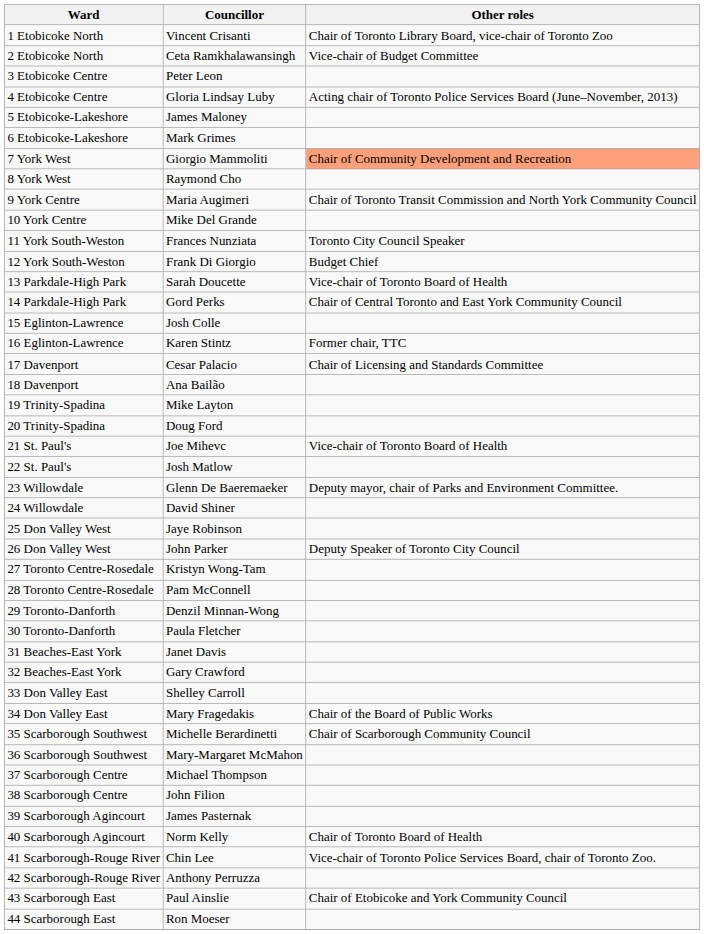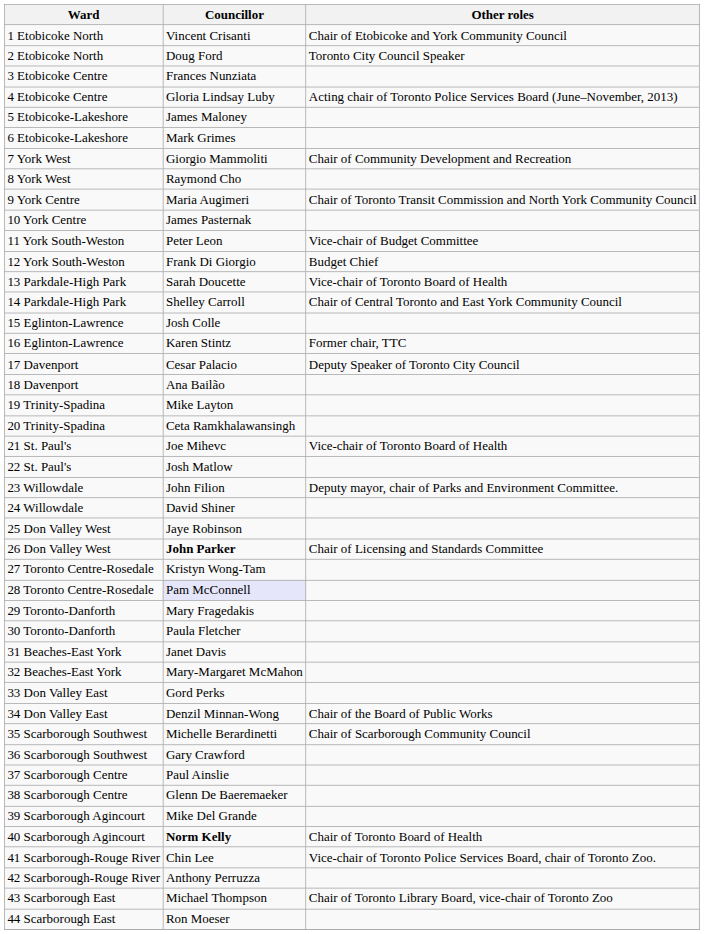(461, 35) Chair of Toronto Library Board, vice-chair of Toronto Zoo -> (438, 35) Chair of Etobicoke and York Community Council
(231, 55) Ceta Ramkhalawansingh -> (194, 55) Doug Ford
(394, 55) Vice-chair of Budget Committee -> (387, 55) Toronto City Council Speaker
(194, 76) Peter Leon -> (211, 76) Frances Nunziata
(440, 158) lightsalmon background -> (440, 158) no background
(211, 220) Mike Del Grande -> (209, 220) James Pasternak
(211, 240) Frances Nunziata -> (194, 240) Peter Leon
(387, 240) Toronto City Council Speaker -> (394, 240) Vice-chair of Budget Committee
(195, 302) Gord Perks -> (205, 302) Shelley Carroll
(426, 364) Chair of Licensing and Standards Committee -> (414, 364) Deputy Speaker of Toronto City Council
(194, 425) Doug Ford -> (231, 425) Ceta Ramkhalawansingh
(227, 487) Glenn De Baeremaeker -> (195, 487) John Filion
(197, 549) normal -> (201, 549) bold
(414, 549) Deputy Speaker of Toronto City Council -> (426, 549) Chair of Licensing and Standards Committee
(208, 590) no background -> (208, 590) lavender background
(223, 610) Denzil Minnan-Wong -> (210, 610) Mary Fragedakis
(205, 672) Gary Crawford -> (234, 672) Mary-Margaret McMahon
(205, 693) Shelley Carroll -> (195, 693) Gord Perks
(210, 713) Mary Fragedakis -> (223, 713) Denzil Minnan-Wong
(234, 754) Mary-Margaret McMahon -> (205, 754) Gary Crawford
(216, 775) Michael Thompson -> (197, 775) Paul Ainslie
(195, 795) John Filion -> (227, 795) Glenn De Baeremaeker
(209, 816) James Pasternak -> (211, 816) Mike Del Grande
(197, 836) normal -> (199, 836) bold
(197, 898) Paul Ainslie -> (216, 898) Michael Thompson
(438, 898) Chair of Etobicoke and York Community Council -> (461, 898) Chair of Toronto Library Board, vice-chair of Toronto Zoo
